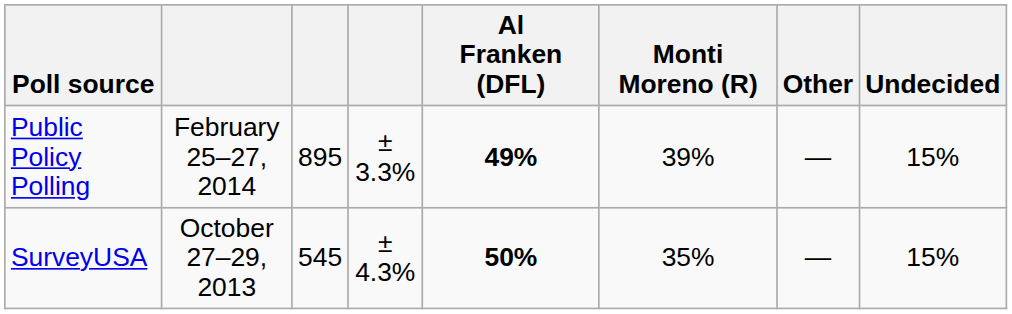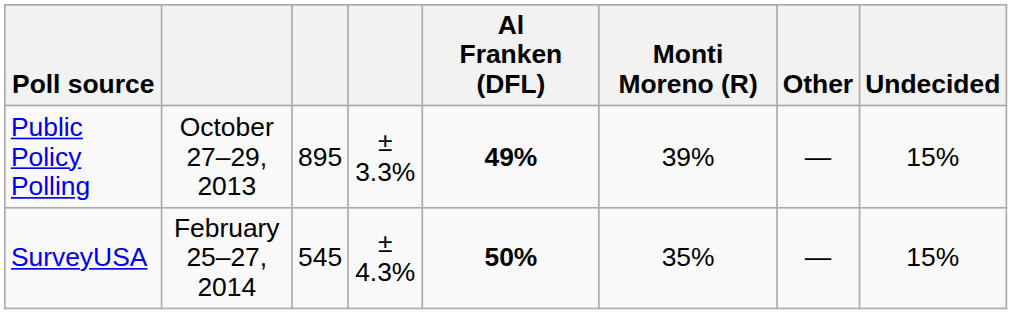(227, 156) February 25–27, 2014 -> (227, 156) October 27–29, 2013
(227, 257) October 27–29, 2013 -> (227, 257) February 25–27, 2014
